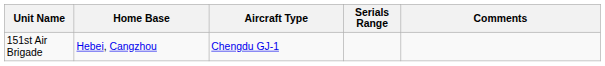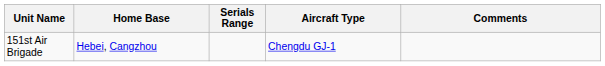columns swapped: (372, 18) <-> (276, 18)
